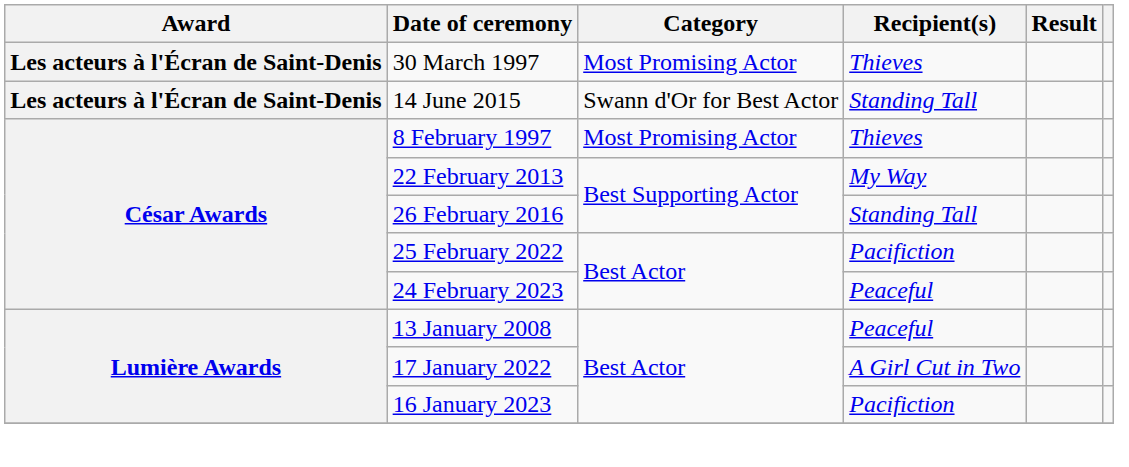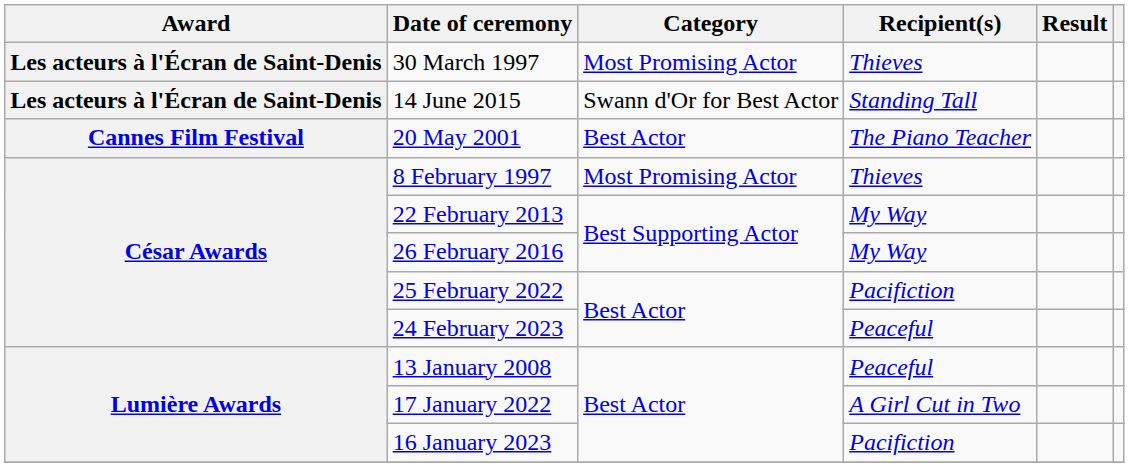+ row: (457, 137)
(913, 213) Standing Tall -> (888, 251) My Way
